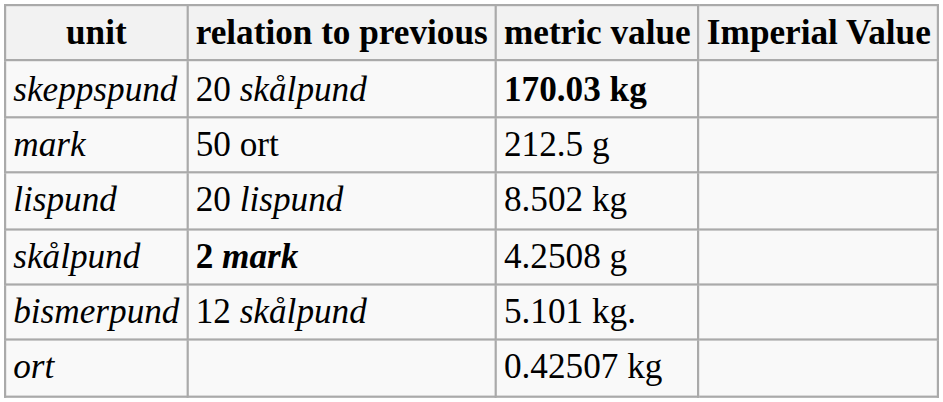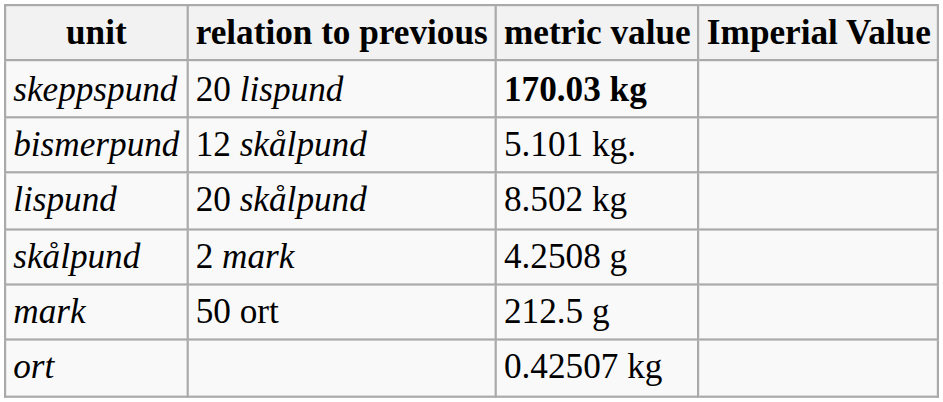(281, 88) 20 skålpund -> (270, 88) 20 lispund
rows swapped: (96, 311) <-> (49, 144)
(270, 199) 20 lispund -> (281, 199) 20 skålpund
(247, 255) bold -> (245, 255) normal
